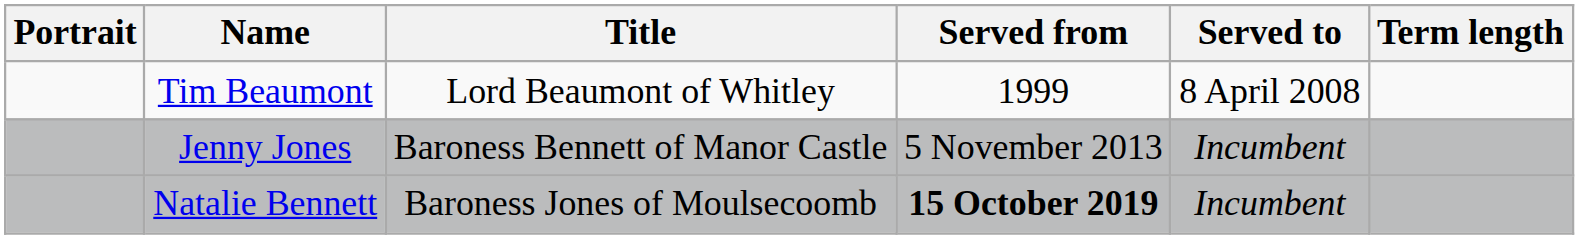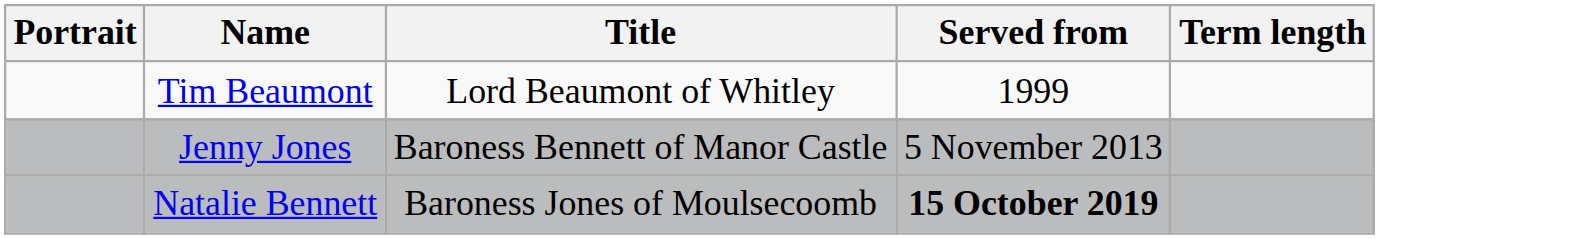- column: (1270, 32)
